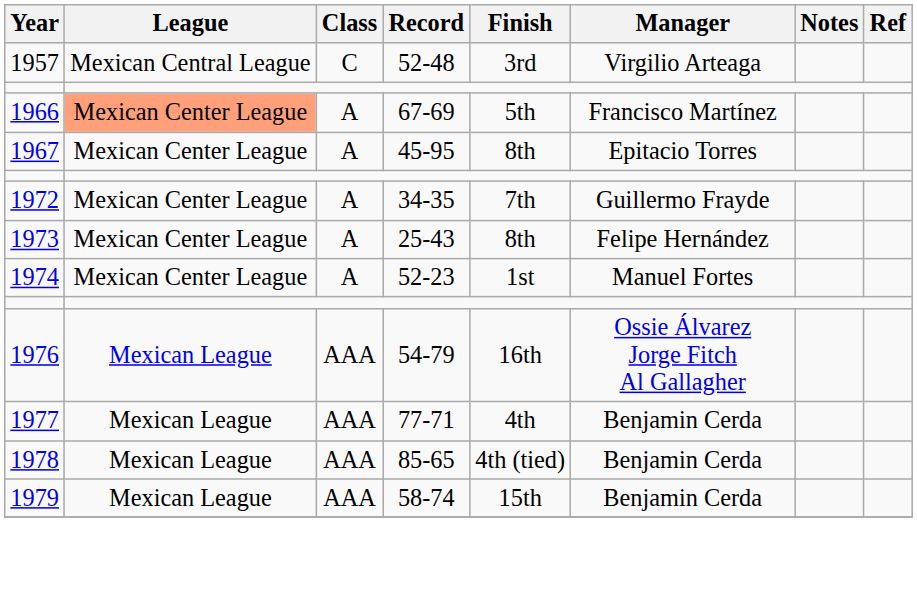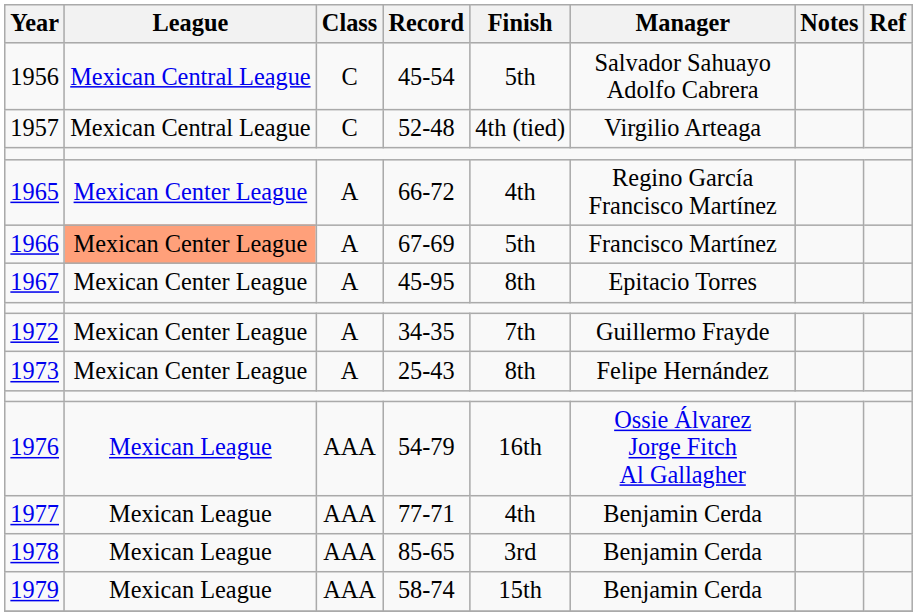+ row: (35, 76)
(520, 62) 3rd -> (520, 128) 4th (tied)
+ row: (35, 191)
- row: (35, 277)
(520, 459) 4th (tied) -> (520, 552) 3rd
